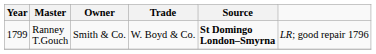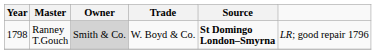(17, 35) 1799 -> (17, 35) 1798
(99, 35) no background -> (99, 35) lightgrey background
